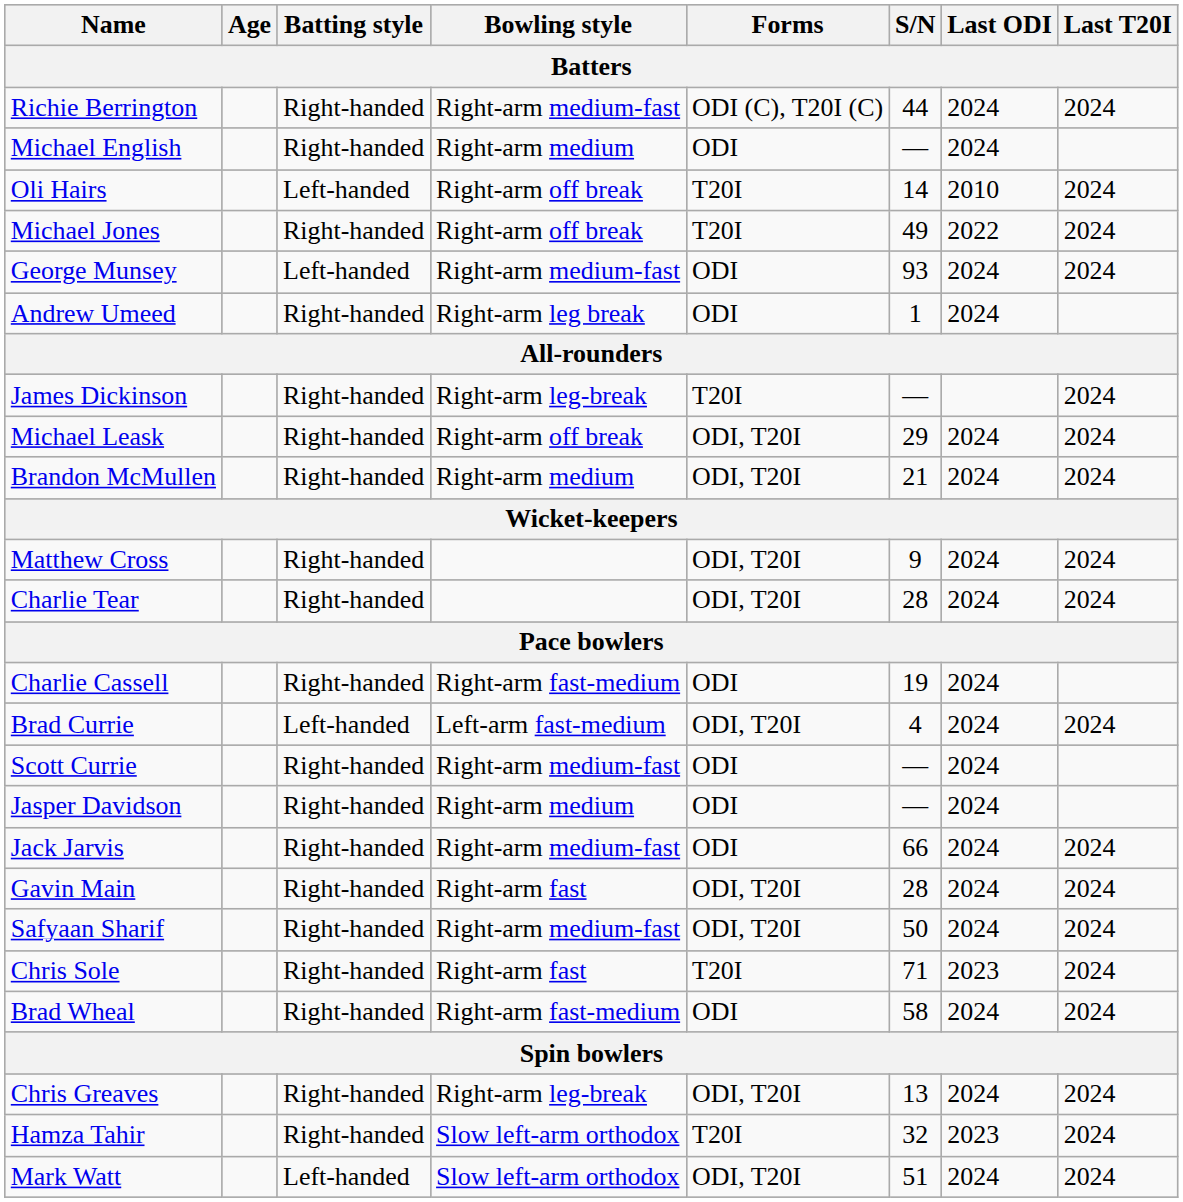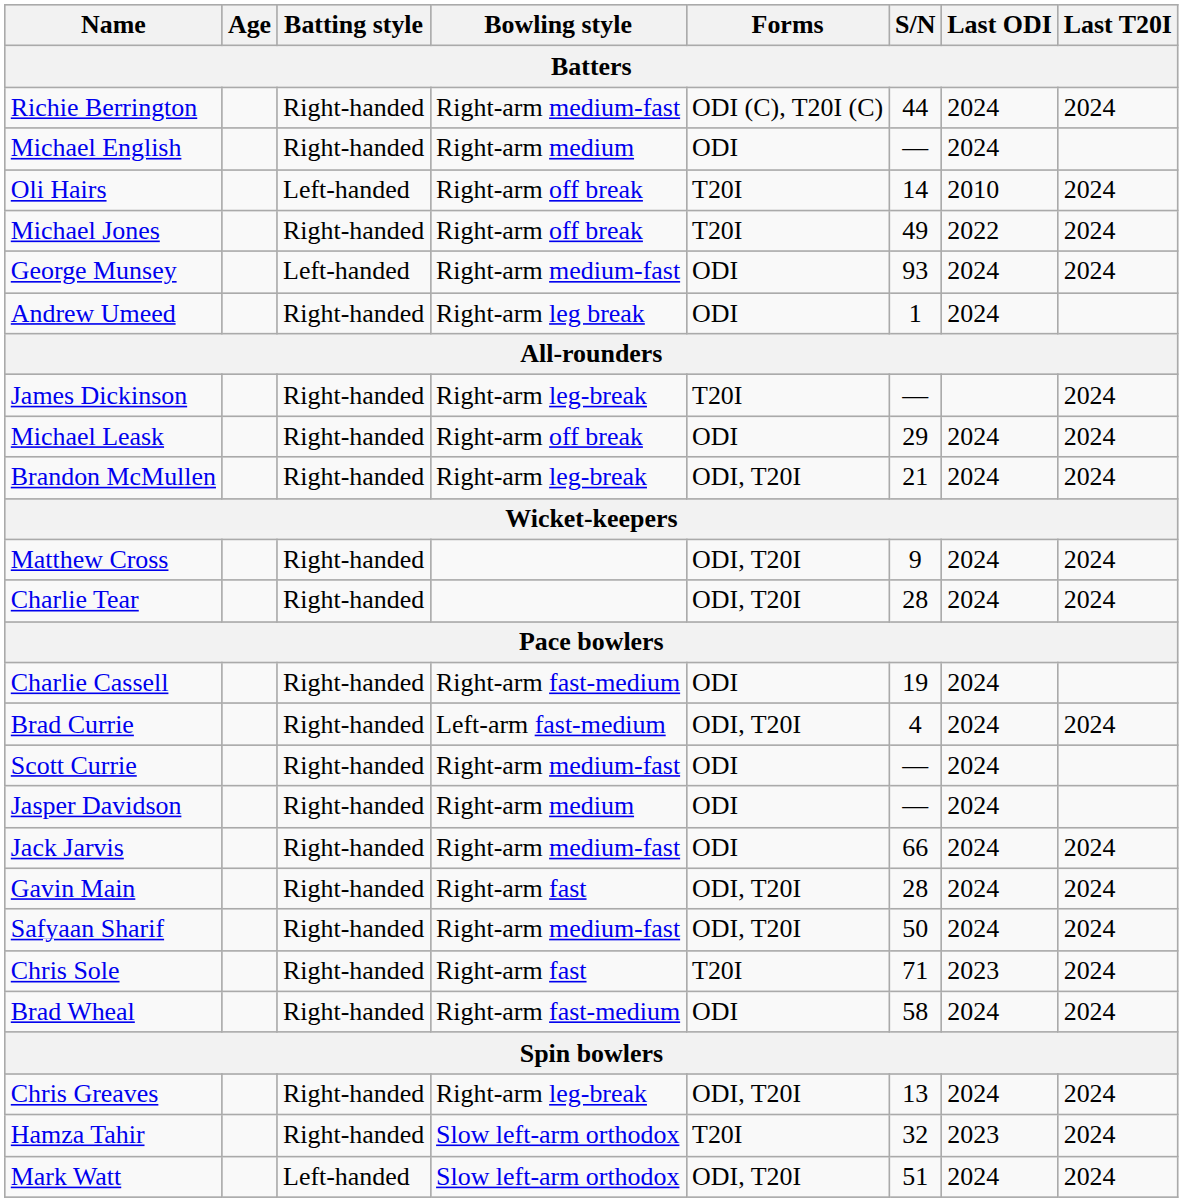(747, 436) ODI, T20I -> (715, 436) ODI
(535, 477) Right-arm medium -> (542, 477) Right-arm leg-break
(346, 723) Left-handed -> (354, 723) Right-handed
